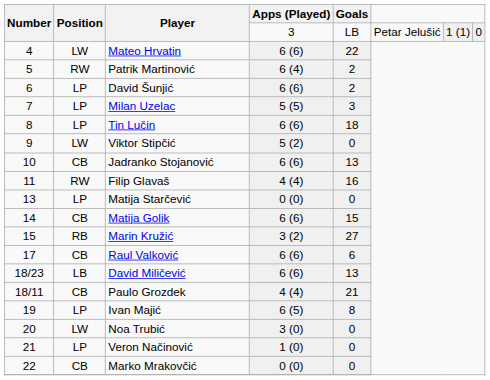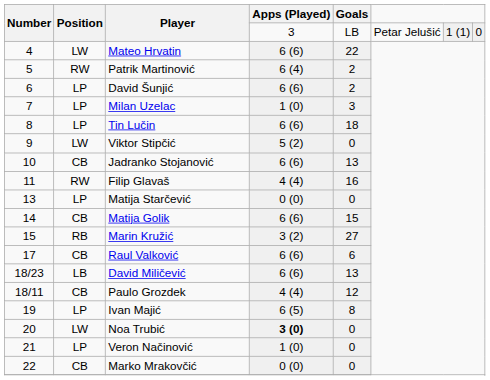(291, 106) 5 (5) -> (291, 106) 1 (0)
(352, 292) 21 -> (352, 292) 12
(291, 329) normal -> (291, 329) bold
